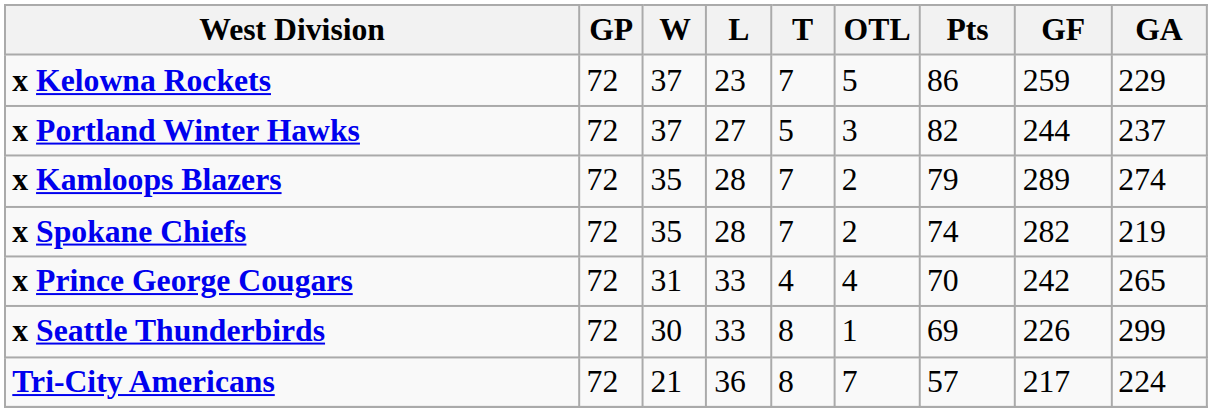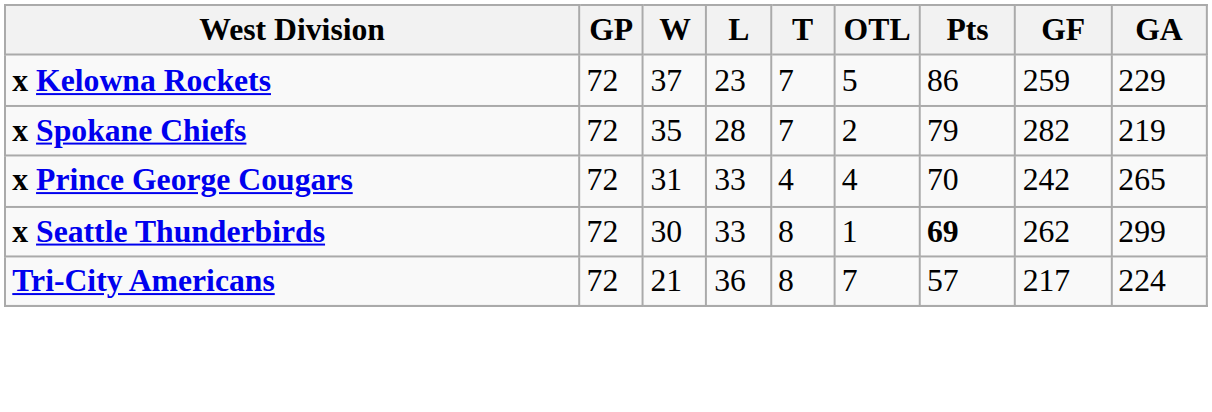- row: (186, 130)
- row: (147, 180)
(943, 230) 74 -> (943, 130) 79
(943, 331) normal -> (943, 230) bold
(1046, 331) 226 -> (1046, 230) 262
